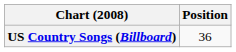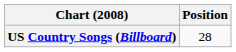(205, 36) 36 -> (205, 36) 28
